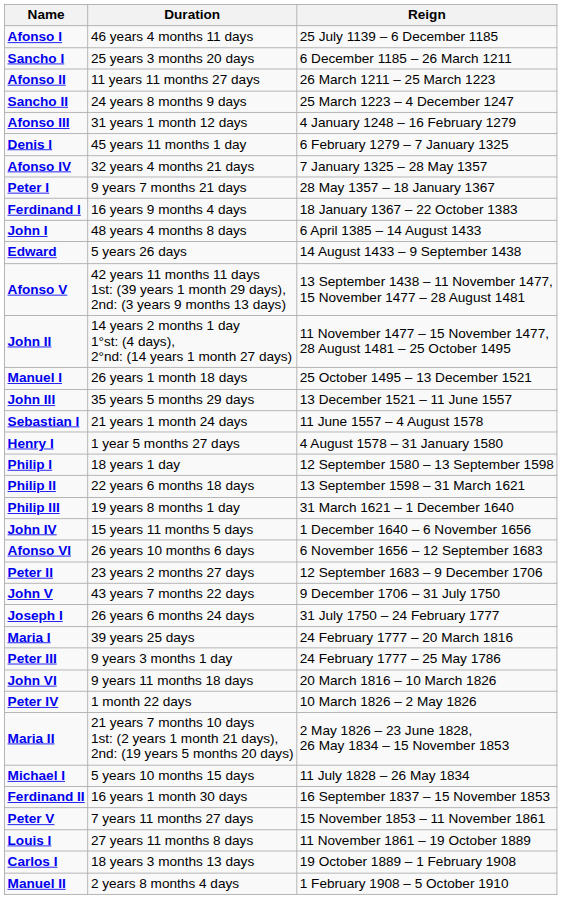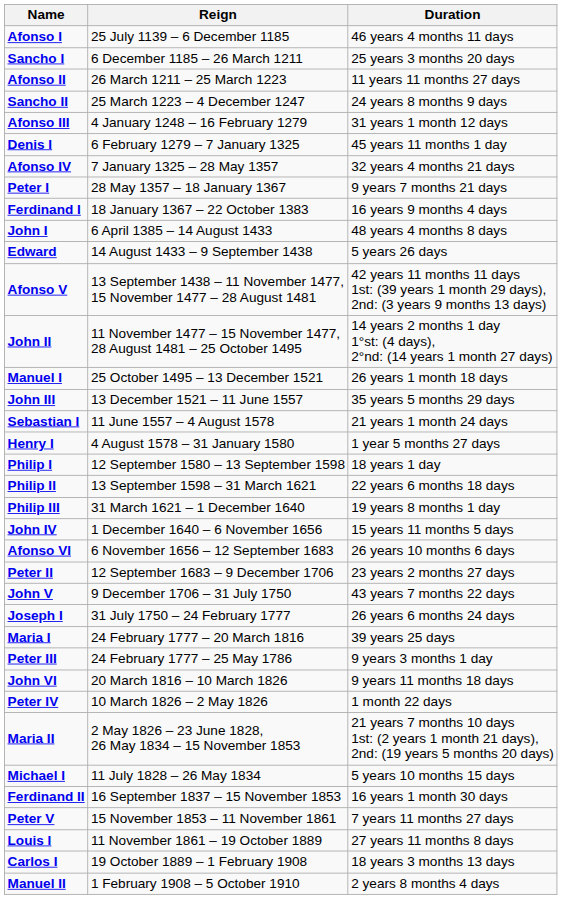columns swapped: (427, 15) <-> (192, 15)
